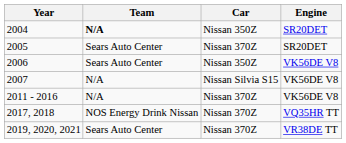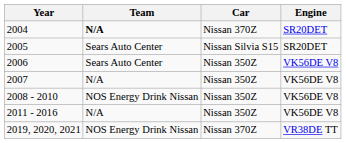(230, 29) Nissan 350Z -> (230, 29) Nissan 370Z
(230, 46) Nissan 370Z -> (241, 46) Nissan Silvia S15
(241, 79) Nissan Silvia S15 -> (230, 79) Nissan 350Z
+ row: (32, 96)
(230, 96) Nissan 370Z -> (230, 113) Nissan 350Z
- row: (31, 113)
(124, 130) Sears Auto Center -> (142, 130) NOS Energy Drink Nissan
